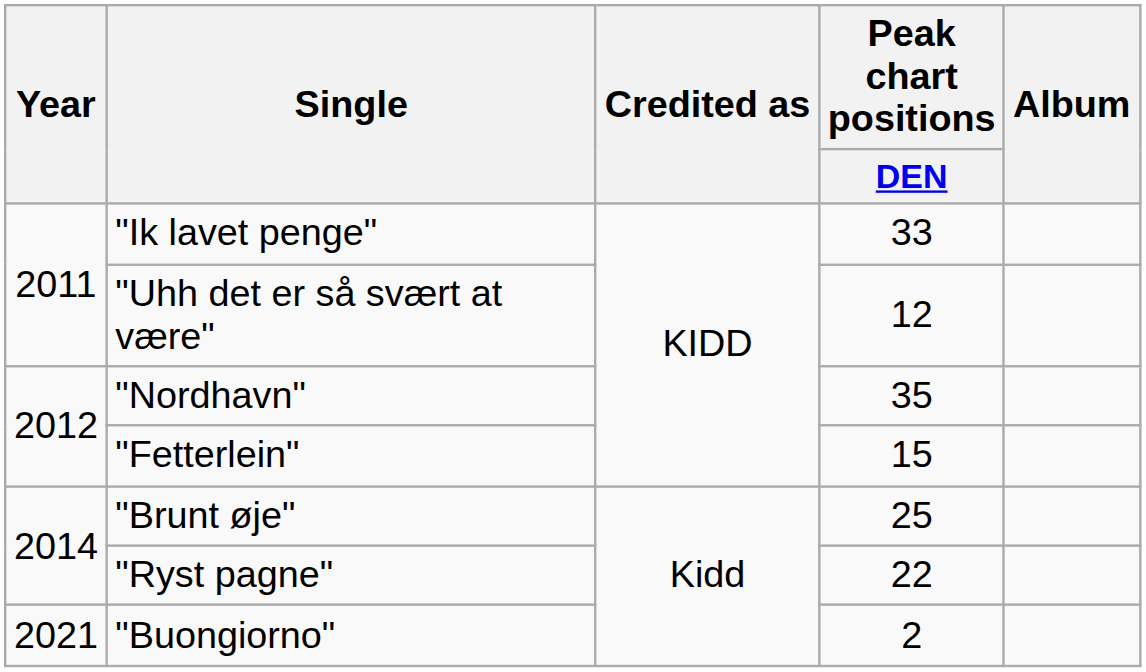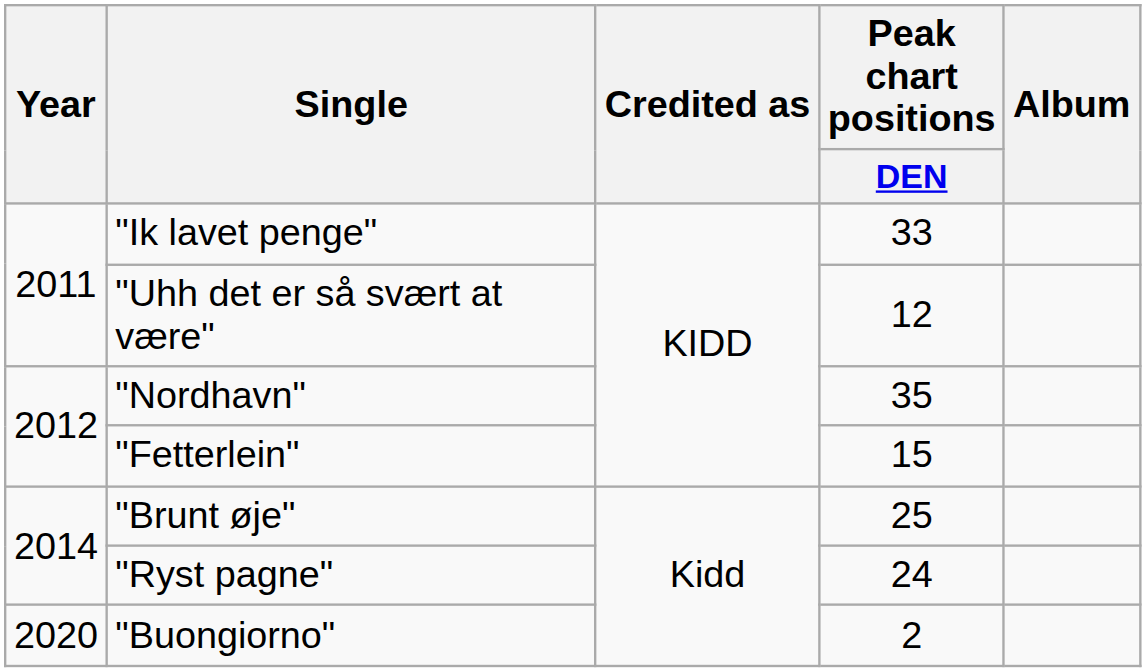(912, 574) 22 -> (912, 574) 24
(56, 634) 2021 -> (56, 634) 2020
